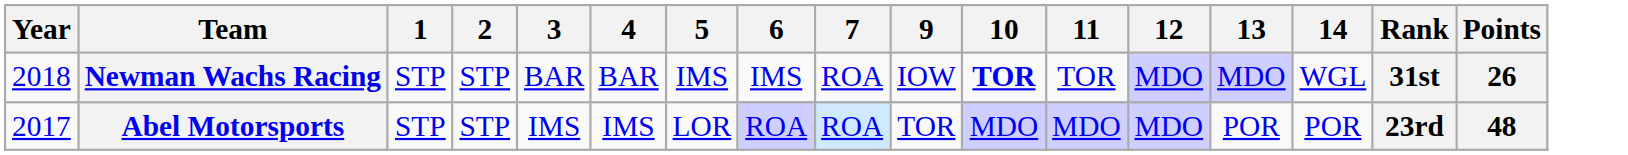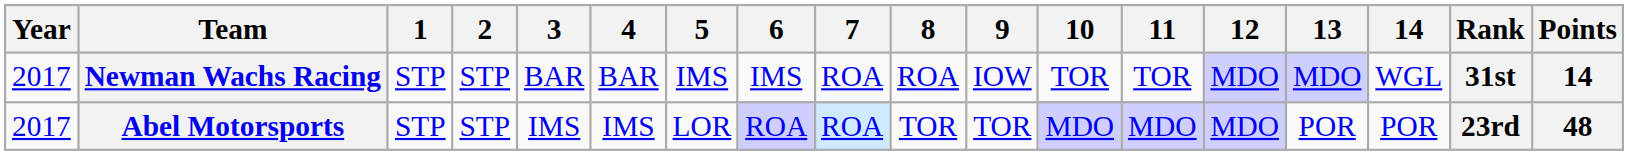+ column: (928, 28)
(41, 76) 2018 -> (41, 76) 2017
(1004, 76) bold -> (1080, 76) normal
(1502, 76) 26 -> (1578, 76) 14
